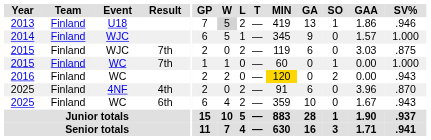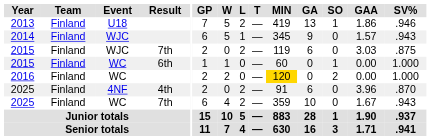(227, 23) lightgrey background -> (227, 23) no background
(406, 37) 1.000 -> (406, 37) .943
(165, 63) 7th -> (165, 63) 6th
(406, 76) .943 -> (406, 76) 1.000
(165, 103) 6th -> (165, 103) 7th
